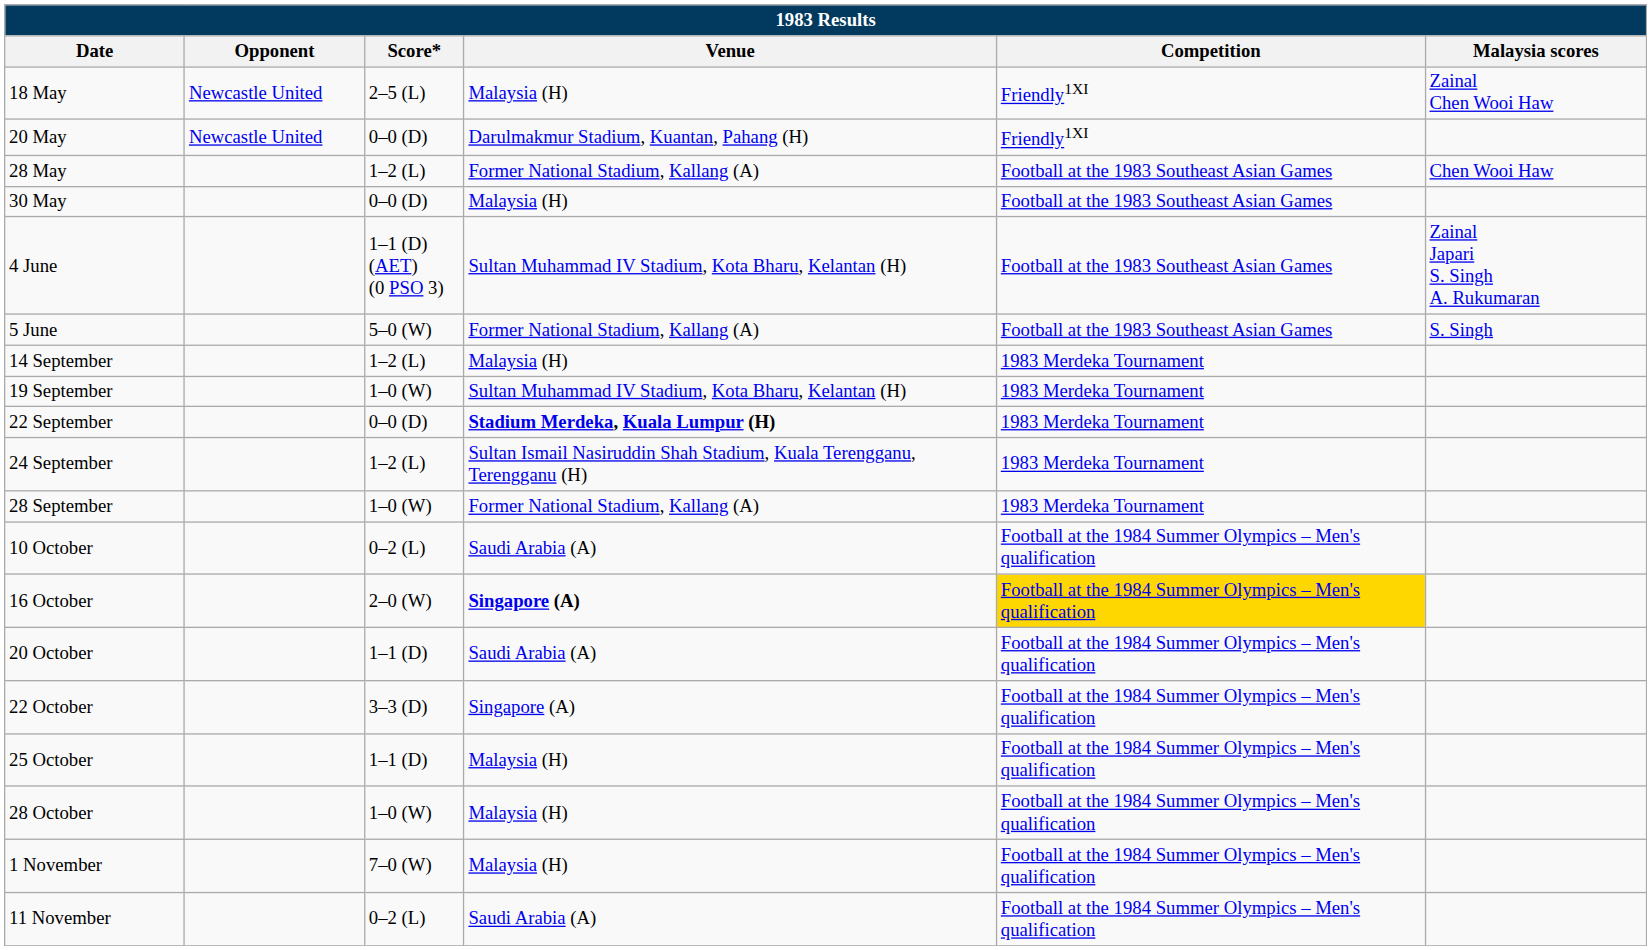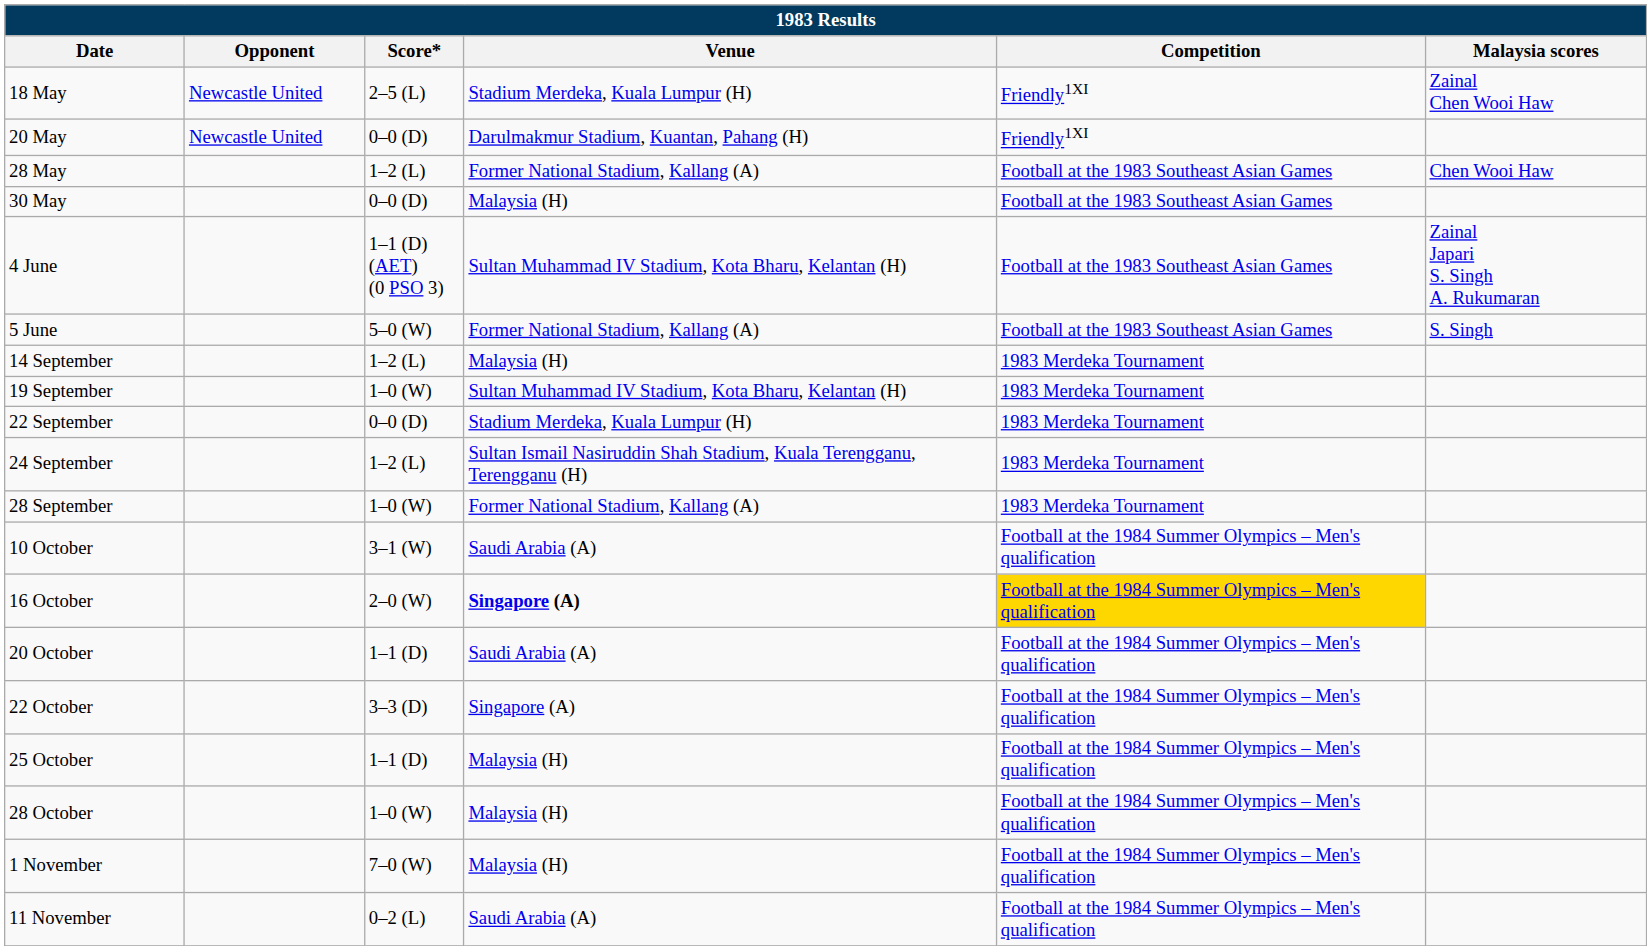(518, 93) Malaysia (H) -> (610, 93) Stadium Merdeka, Kuala Lumpur (H)
(622, 422) bold -> (610, 422) normal
(397, 548) 0–2 (L) -> (400, 548) 3–1 (W)
